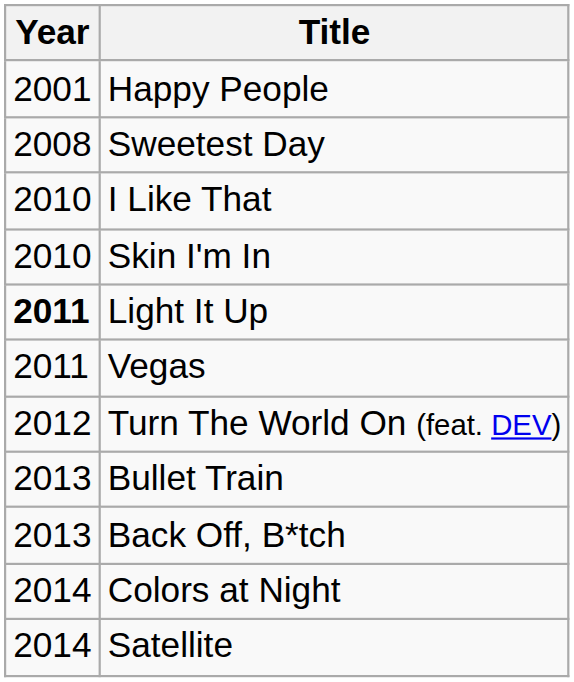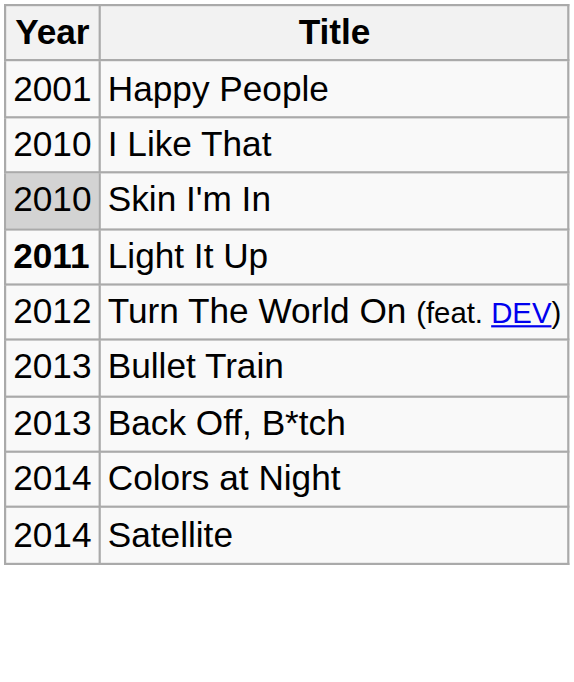- row: (216, 144)
(52, 255) no background -> (52, 199) lightgrey background
- row: (157, 367)
